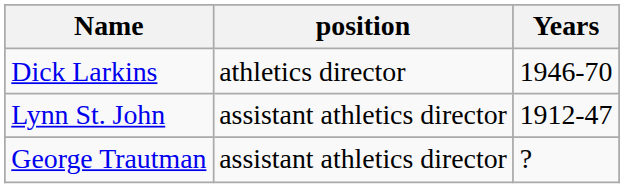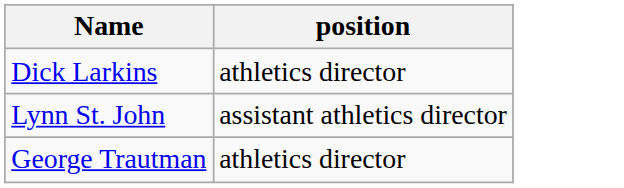- column: (566, 26)
(363, 159) assistant athletics director -> (312, 159) athletics director
